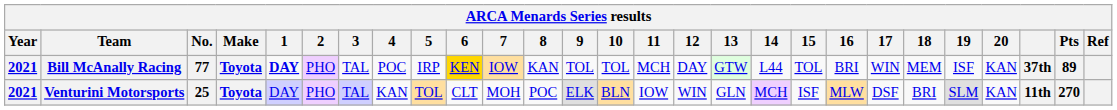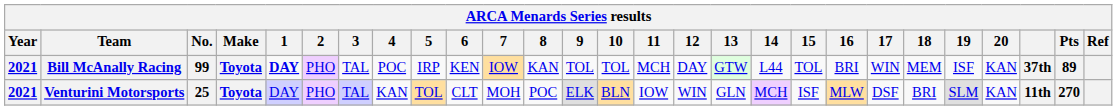(202, 67) 77 -> (202, 67) 99
(465, 67) gold background -> (465, 67) no background
